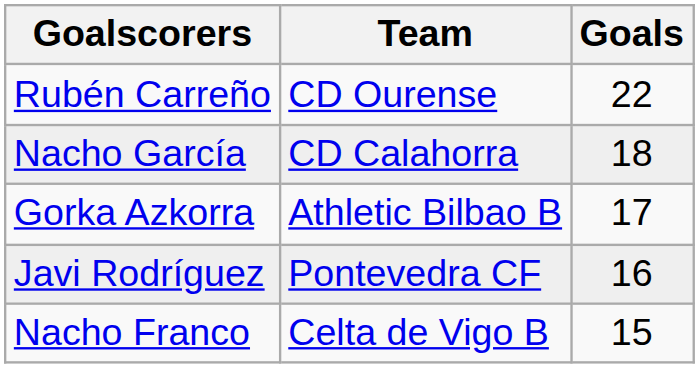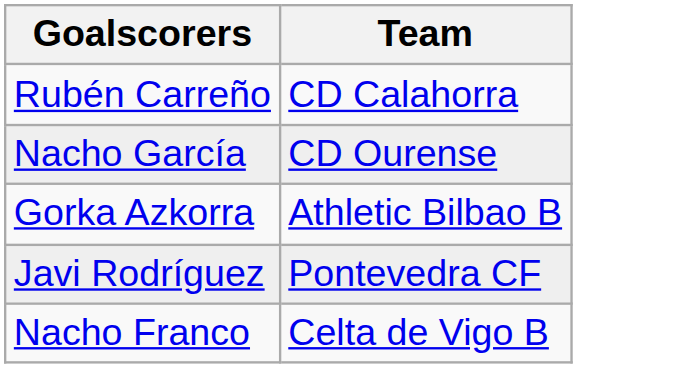- column: (632, 34)
(393, 93) CD Ourense -> (403, 93) CD Calahorra
(403, 153) CD Calahorra -> (393, 153) CD Ourense
